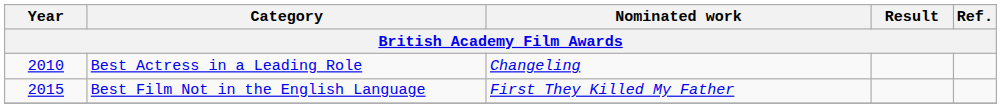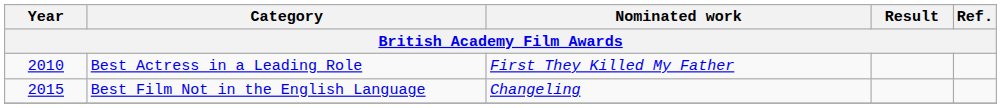(535, 66) Changeling -> (612, 66) First They Killed My Father
(612, 91) First They Killed My Father -> (535, 91) Changeling
